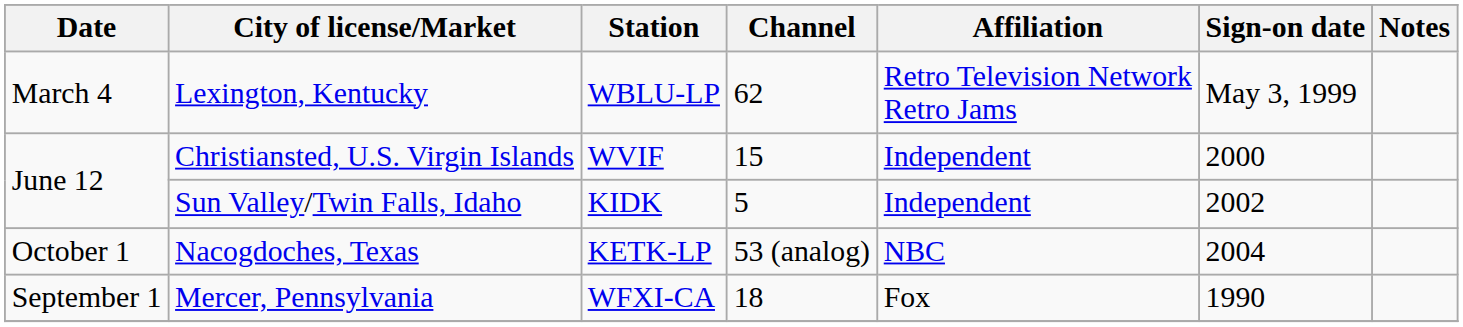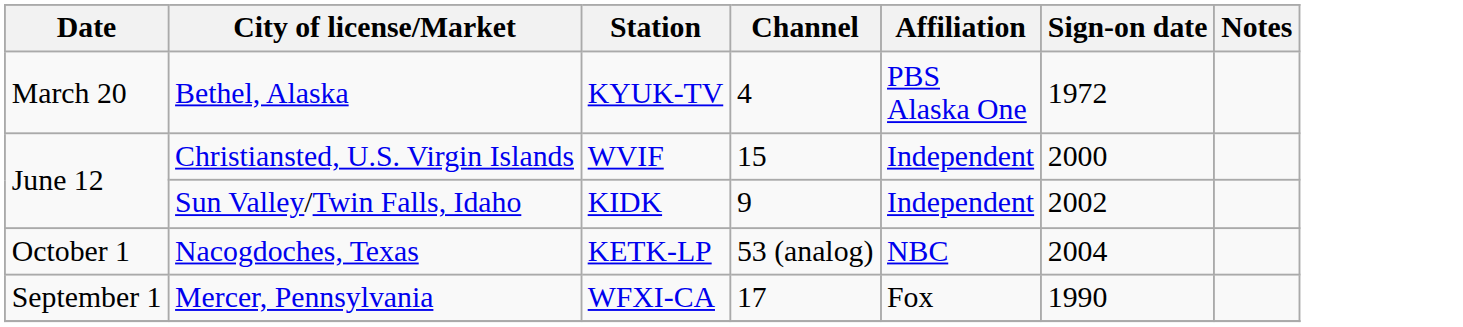- row: (302, 92)
+ row: (262, 92)
(741, 203) 5 -> (744, 203) 9
(749, 297) 18 -> (752, 297) 17
